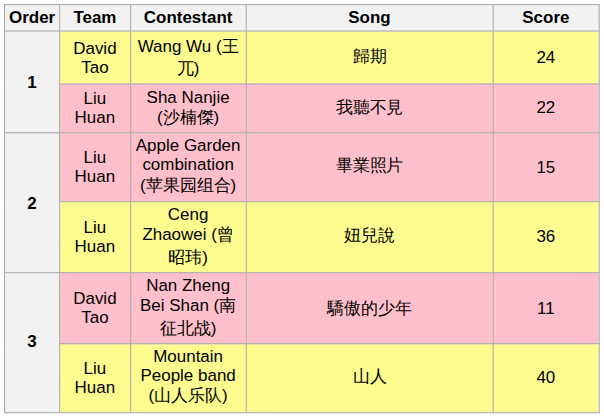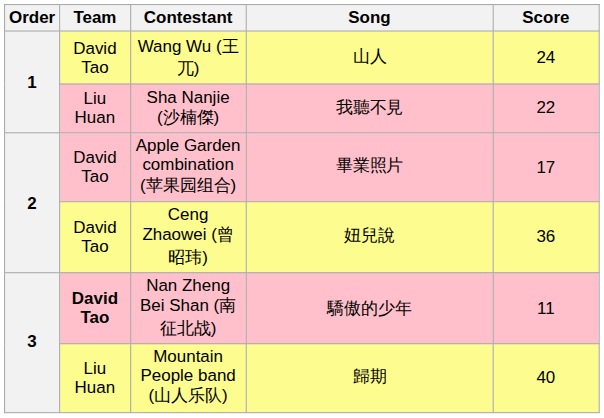(370, 57) 歸期 -> (370, 57) 山人
(95, 167) Liu Huan -> (95, 167) David Tao
(546, 167) 15 -> (546, 167) 17
(95, 236) Liu Huan -> (95, 236) David Tao
(95, 308) normal -> (95, 308) bold
(370, 377) 山人 -> (370, 377) 歸期
